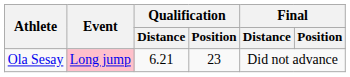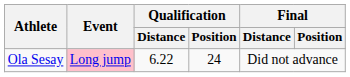(161, 60) 6.21 -> (161, 60) 6.22
(214, 60) 23 -> (214, 60) 24
